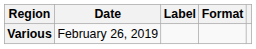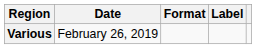columns swapped: (223, 14) <-> (180, 14)
